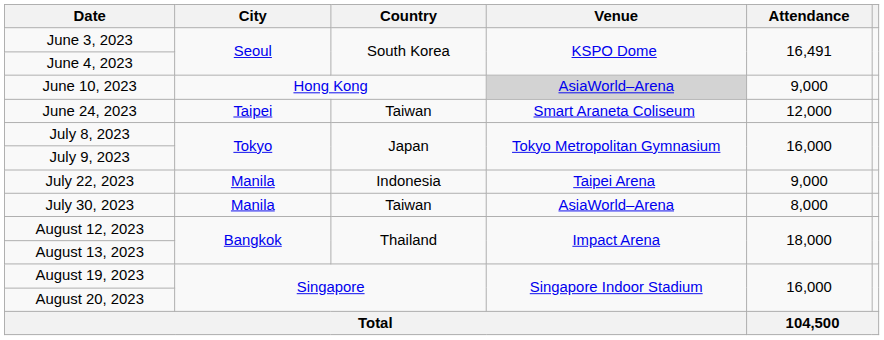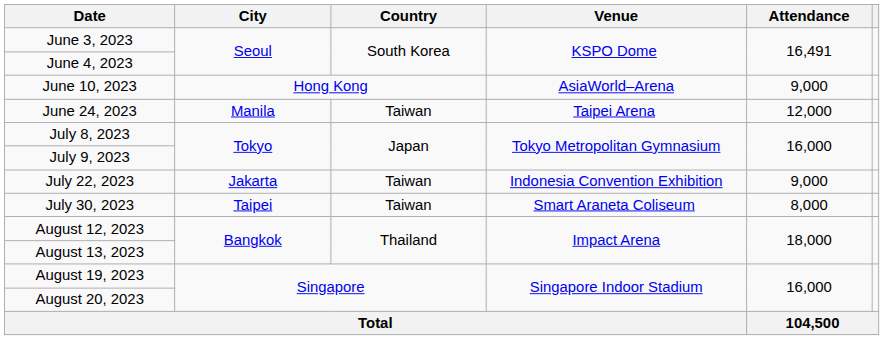(616, 87) lightgrey background -> (616, 87) no background
(253, 110) Taipei -> (253, 110) Manila
(616, 110) Smart Araneta Coliseum -> (616, 110) Taipei Arena
(253, 181) Manila -> (253, 181) Jakarta
(408, 181) Indonesia -> (408, 181) Taiwan
(616, 181) Taipei Arena -> (616, 181) Indonesia Convention Exhibition
(253, 205) Manila -> (253, 205) Taipei
(616, 205) AsiaWorld–Arena -> (616, 205) Smart Araneta Coliseum
